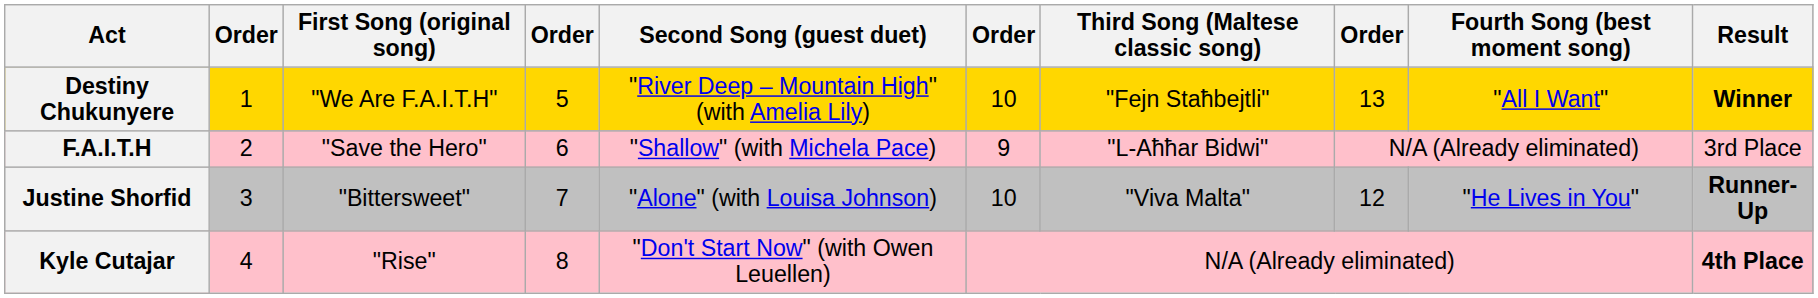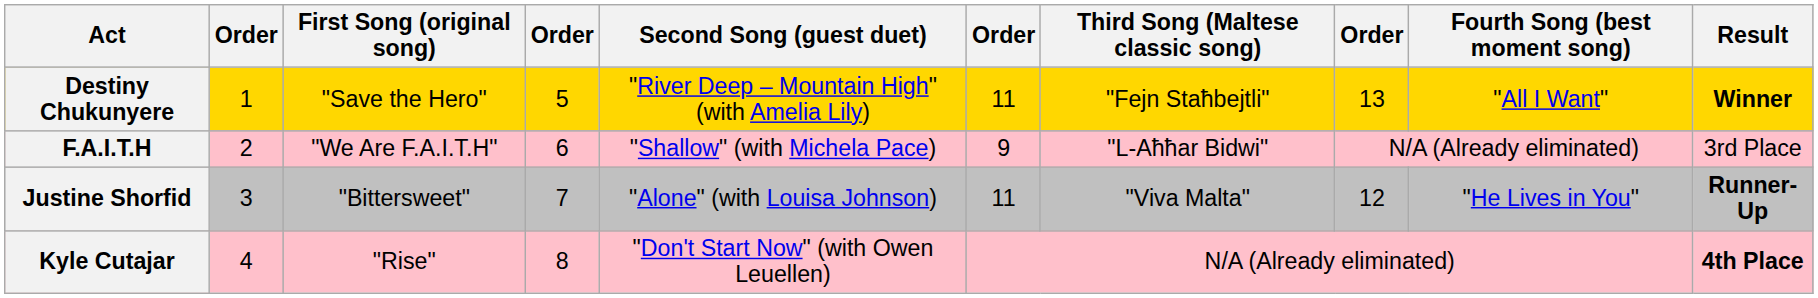(404, 98) "We Are F.A.I.T.H" -> (404, 98) "Save the Hero"
(1004, 98) 10 -> (1004, 98) 11
(404, 148) "Save the Hero" -> (404, 148) "We Are F.A.I.T.H"
(1004, 198) 10 -> (1004, 198) 11
